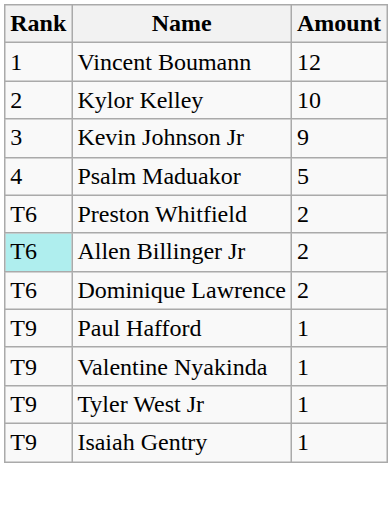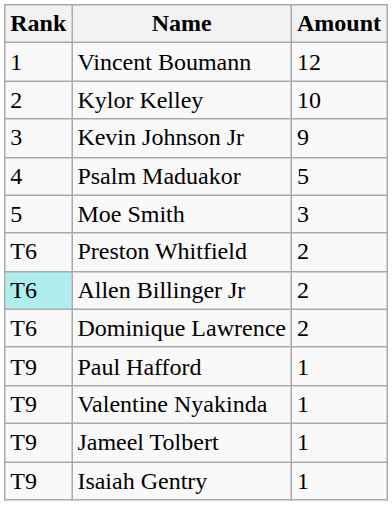+ row: (131, 213)
- row: (141, 404)
+ row: (148, 442)
